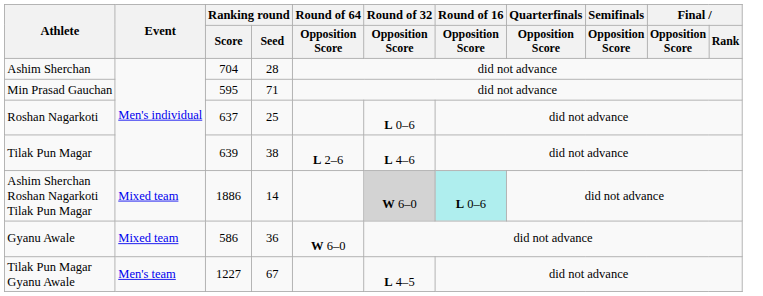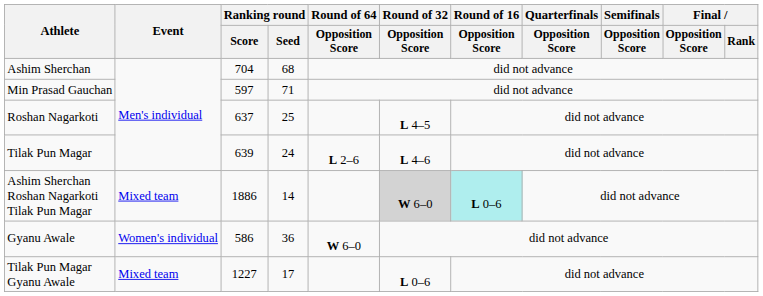(272, 69) 28 -> (288, 69) 68
(229, 90) 595 -> (244, 90) 597
(400, 125) L 0–6 -> (415, 125) L 4–5
(272, 153) 38 -> (288, 153) 24
(148, 239) Mixed team -> (168, 239) Women's individual
(147, 274) Men's team -> (148, 274) Mixed team
(272, 274) 67 -> (288, 274) 17
(400, 282) L 4–5 -> (415, 282) L 0–6
